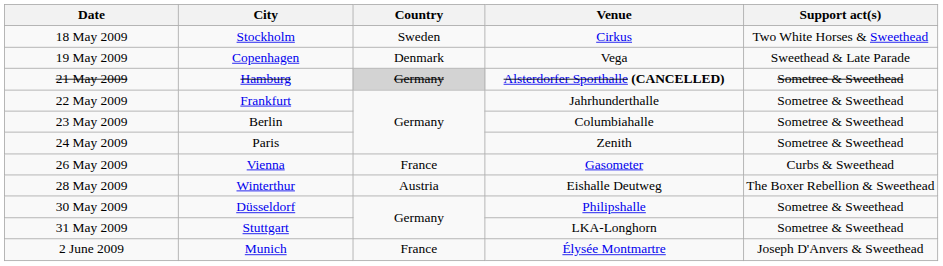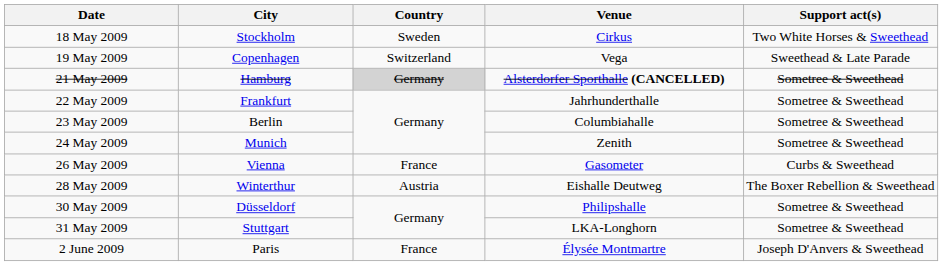(419, 57) Denmark -> (419, 57) Switzerland
(266, 143) Paris -> (266, 143) Munich
(266, 249) Munich -> (266, 249) Paris
